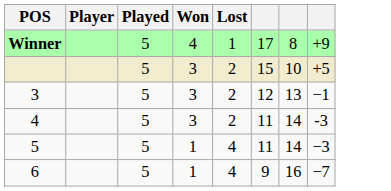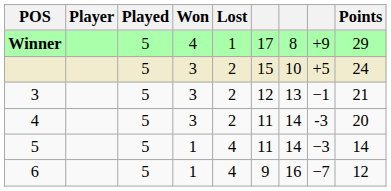+ column: (361, 17)
